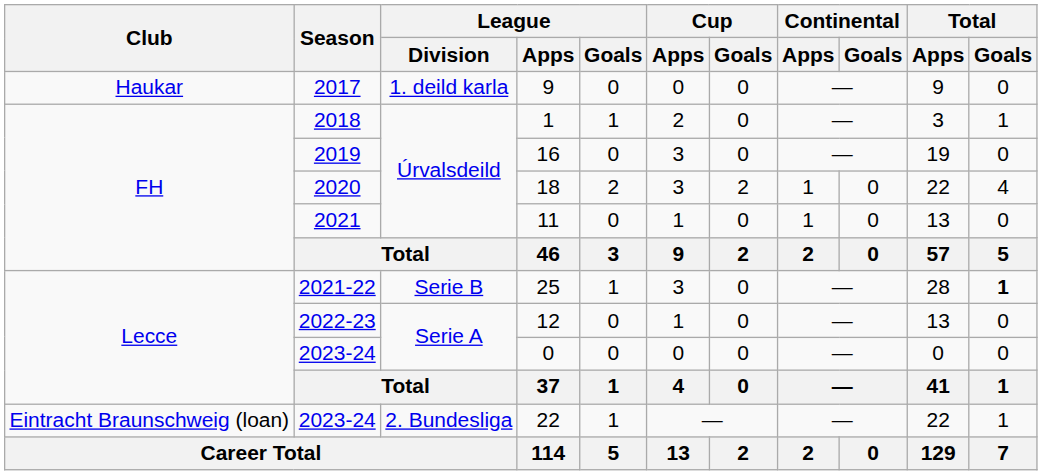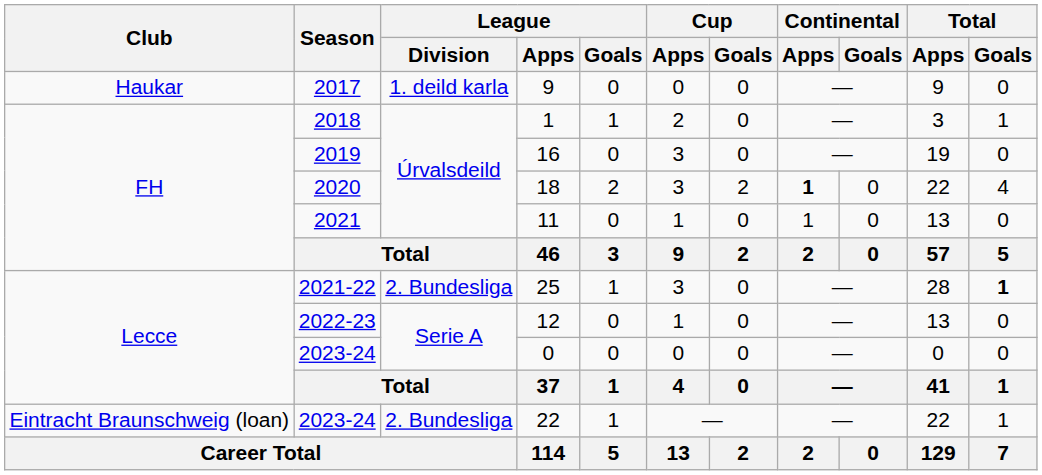(808, 187) normal -> (808, 187) bold
(449, 287) Serie B -> (449, 287) 2. Bundesliga
